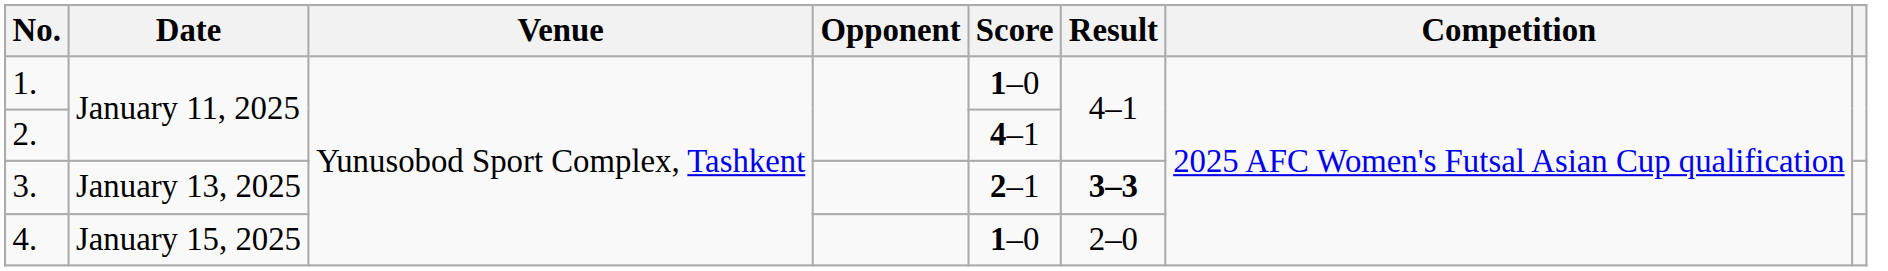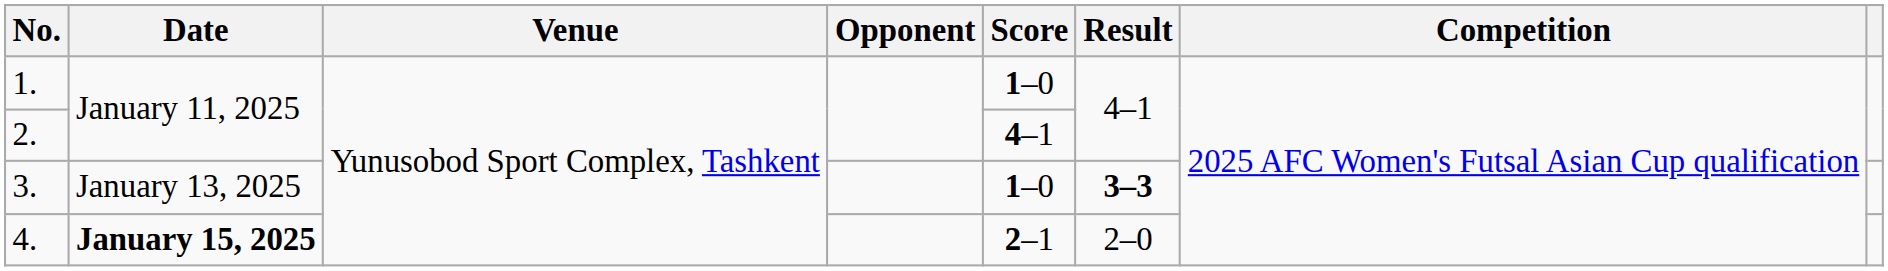(1015, 186) 2–1 -> (1029, 186) 1–0
(189, 238) normal -> (196, 238) bold
(1015, 238) 1–0 -> (1029, 238) 2–1
